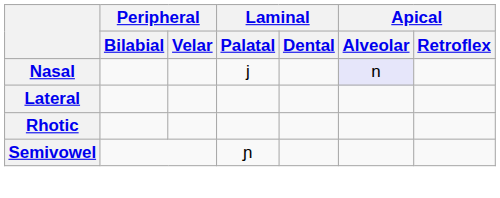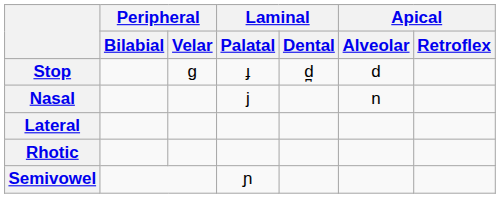+ row: (52, 71)
(376, 71) lavender background -> (376, 98) no background
